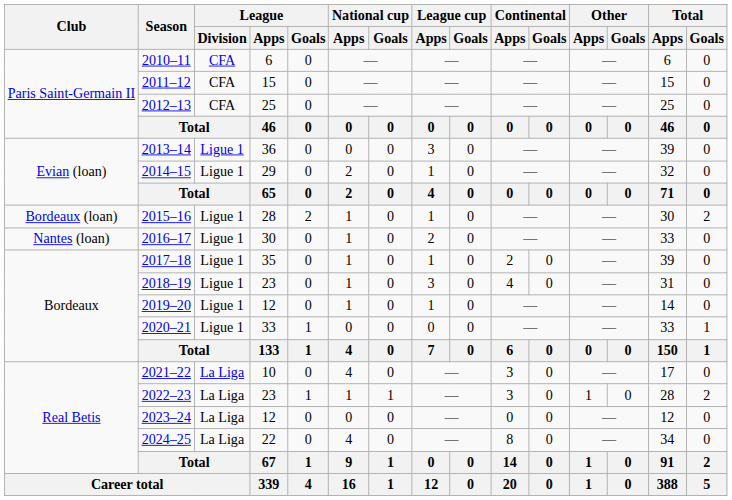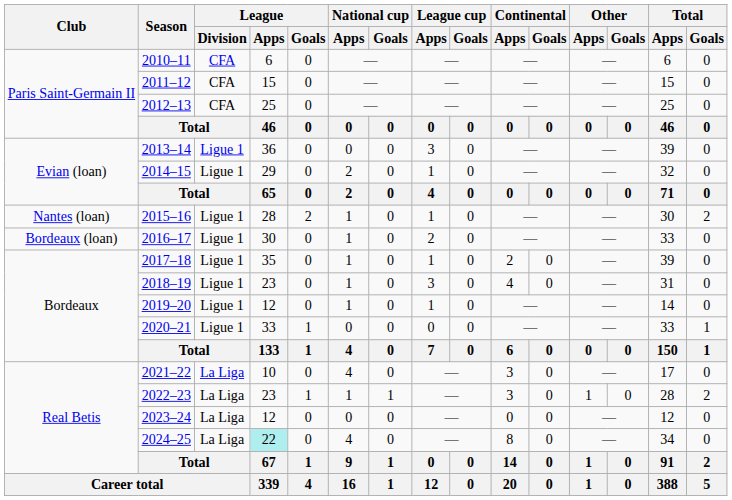(71, 216) Bordeaux (loan) -> (71, 216) Nantes (loan)
(71, 238) Nantes (loan) -> (71, 238) Bordeaux (loan)
(269, 439) no background -> (269, 439) paleturquoise background
